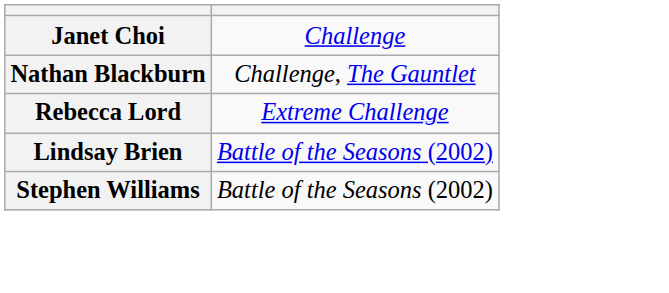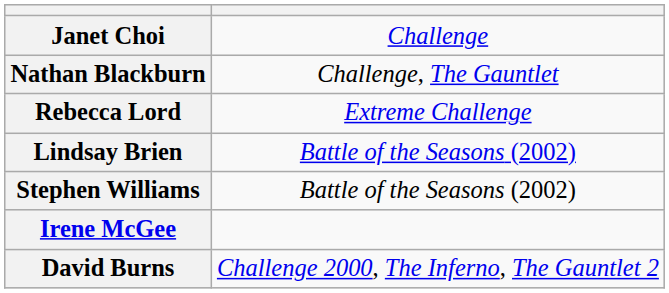+ row: (108, 229)
+ row: (108, 268)
